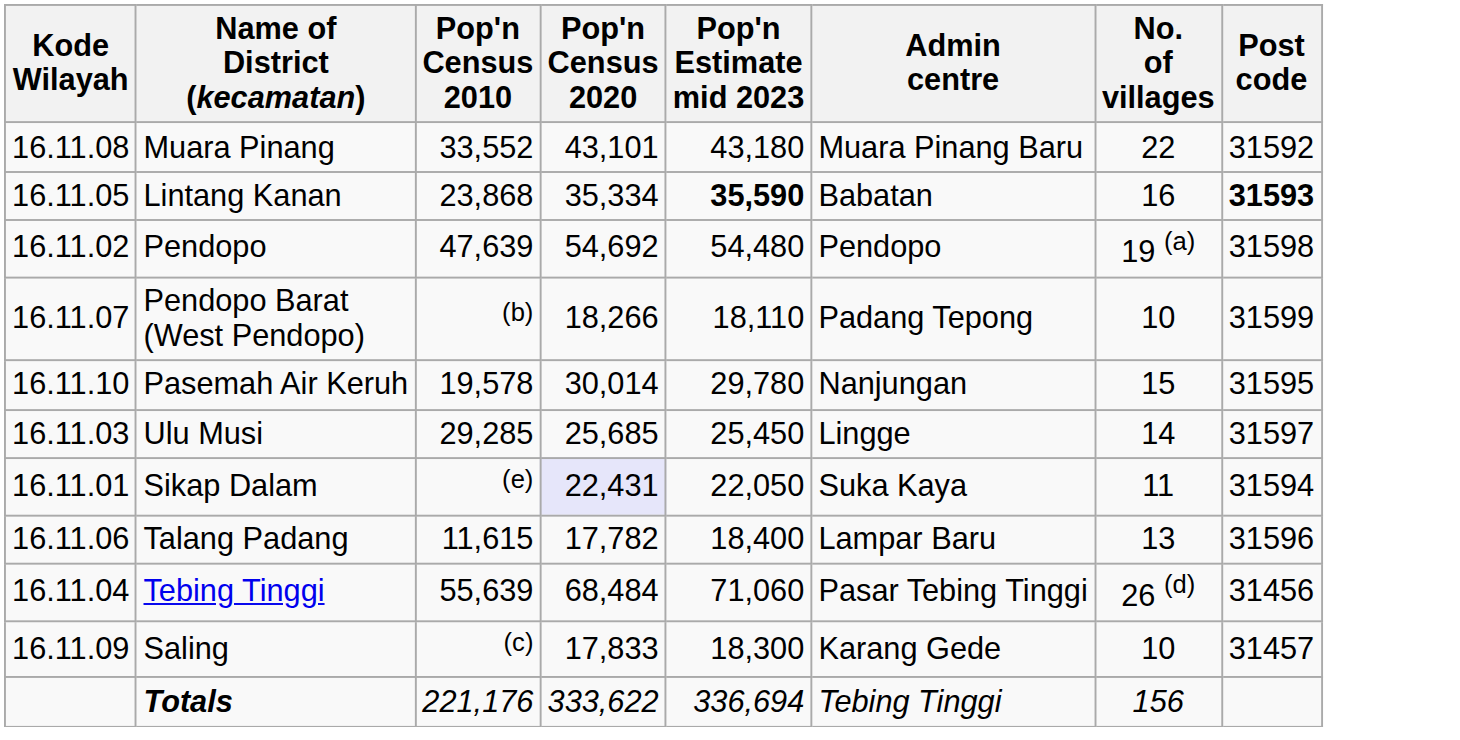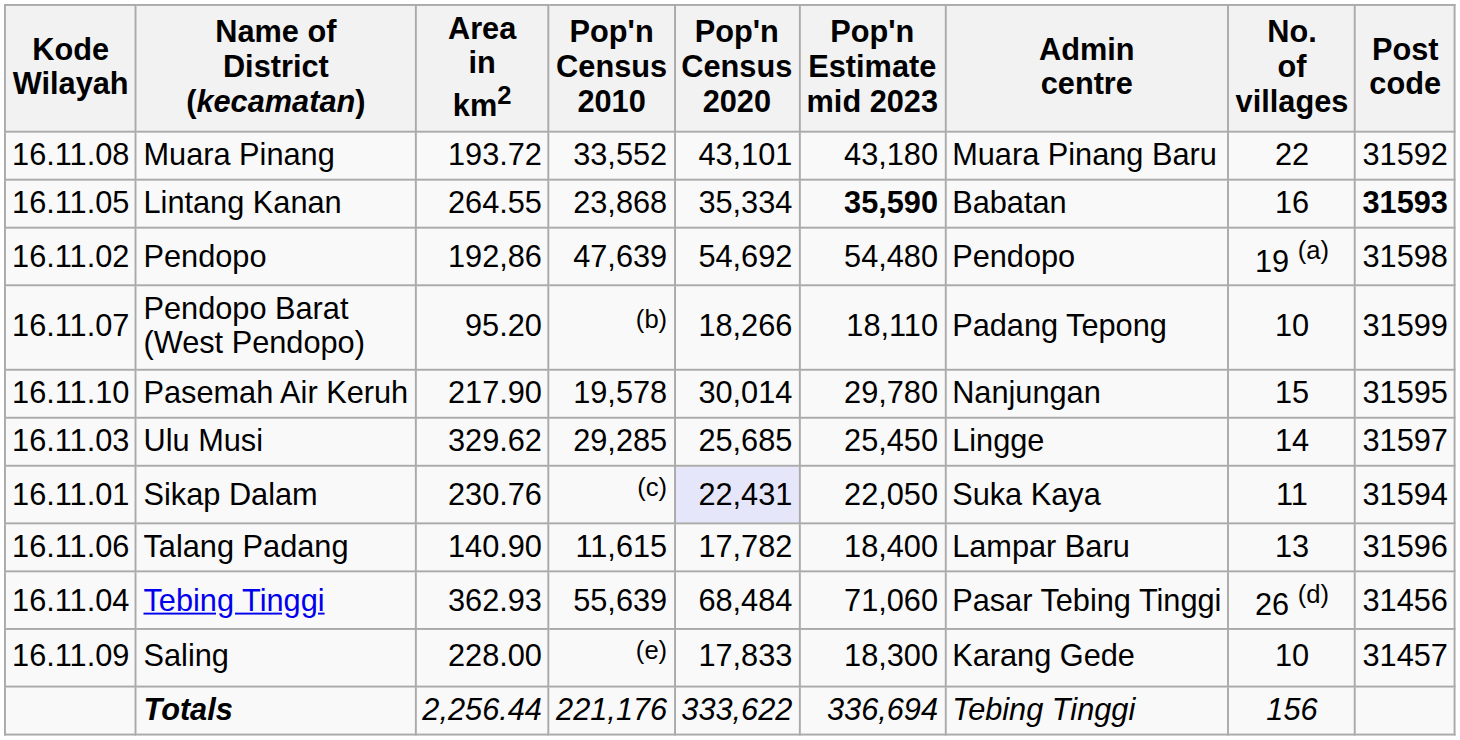+ column: (482, 67)
(518, 479) (e) -> (652, 488) (c)
(518, 642) (c) -> (652, 651) (e)
